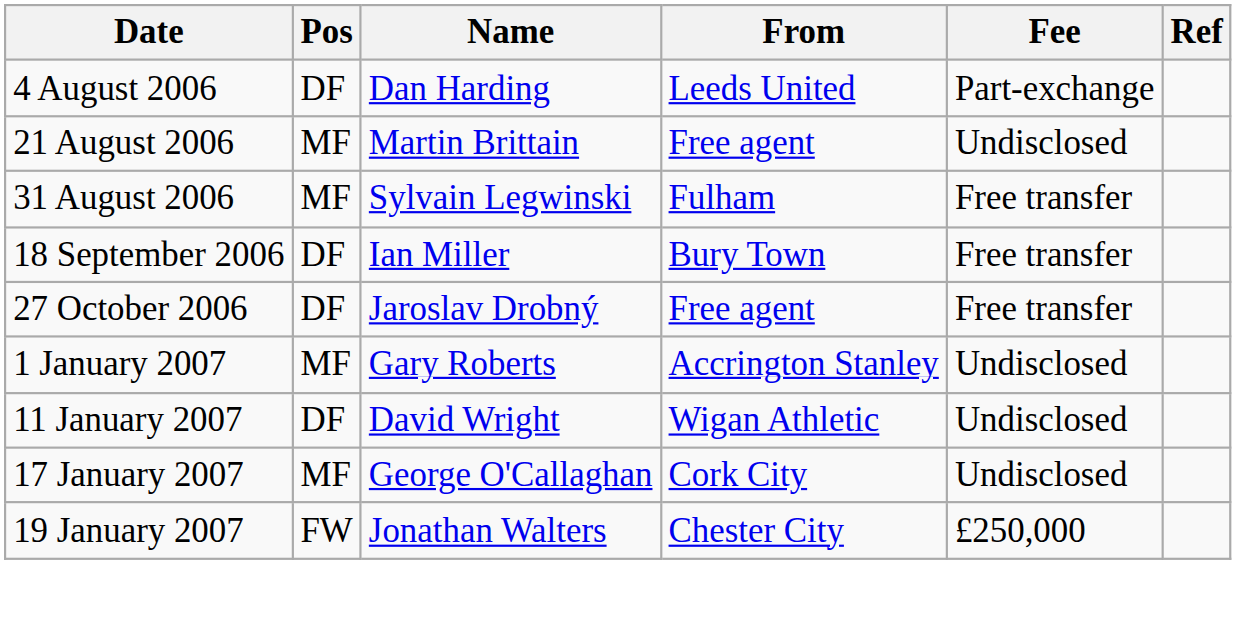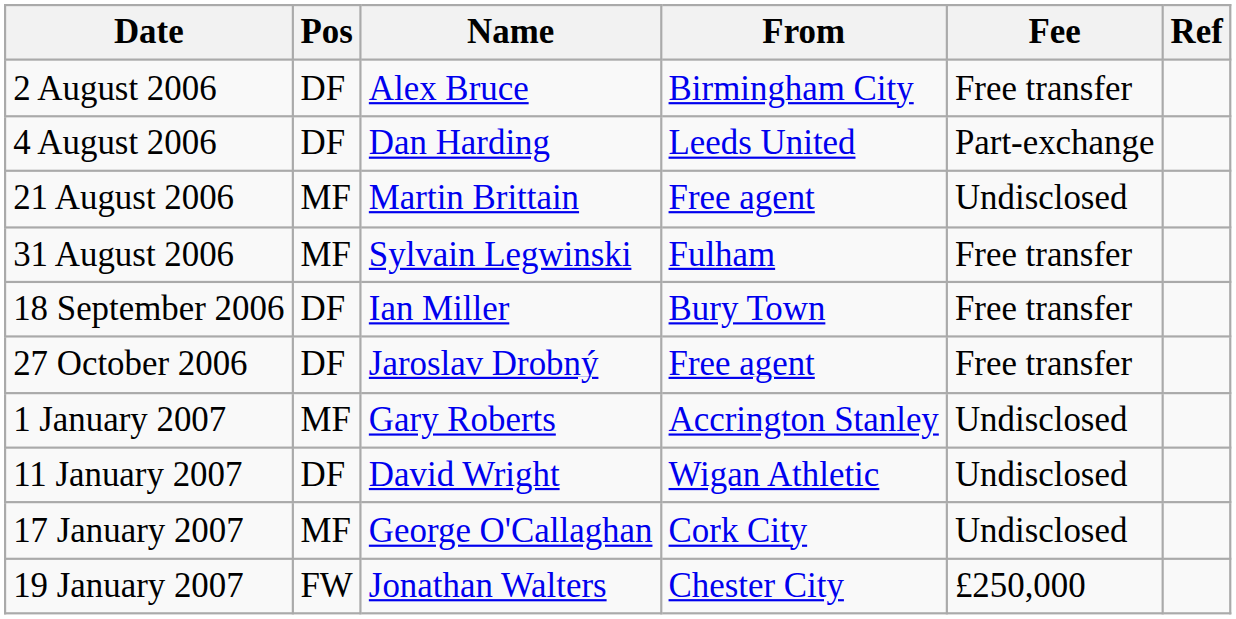+ row: (115, 87)
